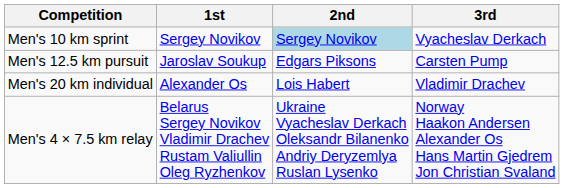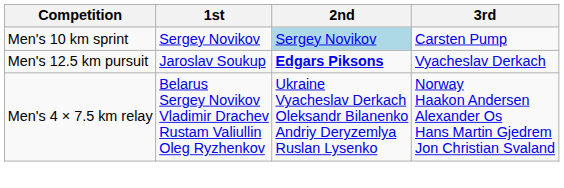(481, 38) Vyacheslav Derkach -> (461, 38) Carsten Pump
(326, 61) normal -> (330, 61) bold
(461, 61) Carsten Pump -> (480, 61) Vyacheslav Derkach
- row: (80, 84)
